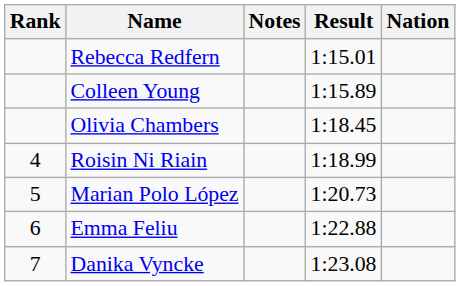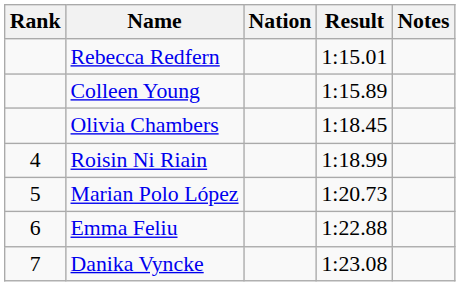columns swapped: (418, 21) <-> (275, 21)
